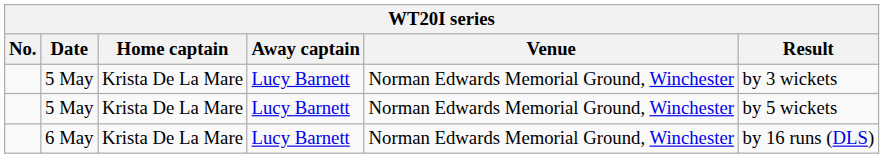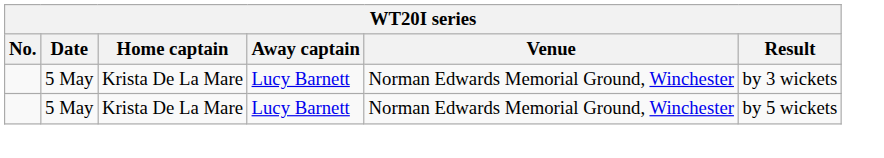- row: (23, 138)
